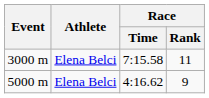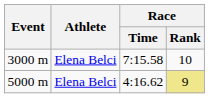(185, 60) 11 -> (185, 60) 10
(185, 82) no background -> (185, 82) khaki background
